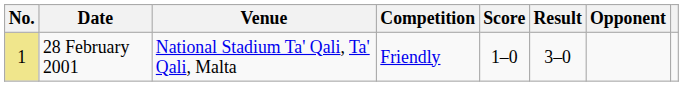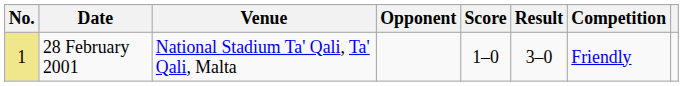columns swapped: (628, 18) <-> (428, 18)
